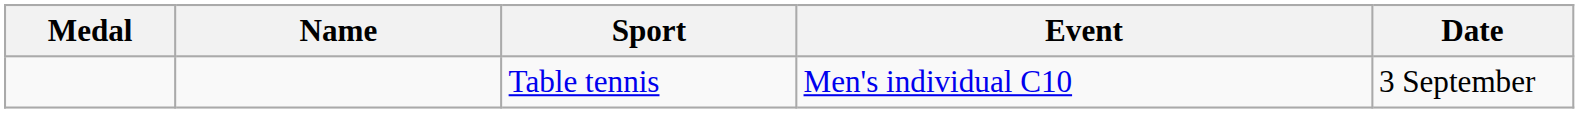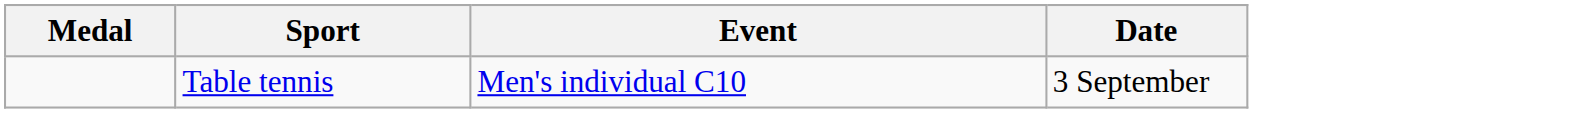- column: (338, 30)
